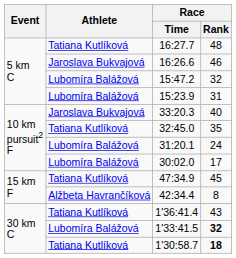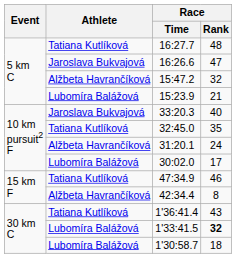(216, 63) 46 -> (216, 63) 47
(93, 79) Lubomíra Balážová -> (99, 79) Alžbeta Havrančíková
(216, 96) 31 -> (216, 96) 21
(93, 146) Lubomíra Balážová -> (99, 146) Alžbeta Havrančíková
(216, 179) 45 -> (216, 179) 46
(88, 246) Tatiana Kutlíková -> (93, 246) Lubomíra Balážová
(216, 246) bold -> (216, 246) normal
